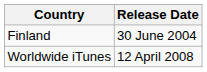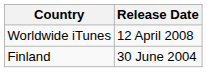rows swapped: (29, 35) <-> (59, 56)
